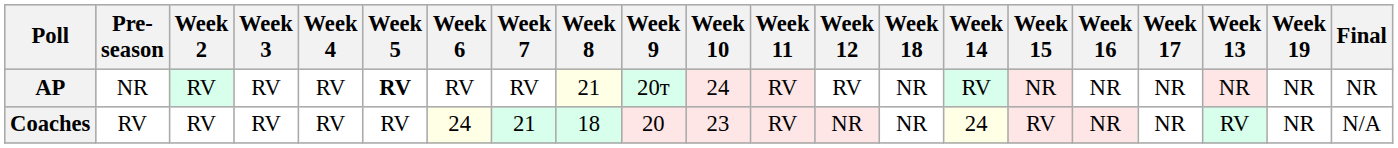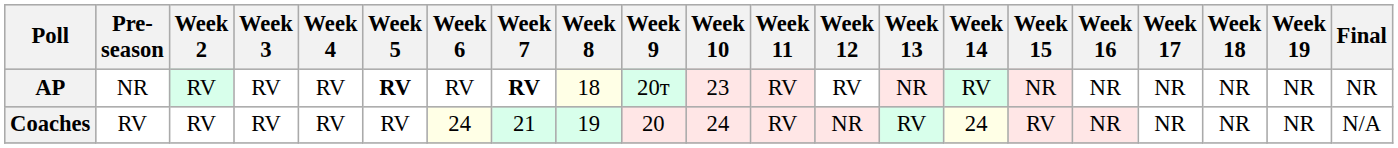columns swapped: (1234, 36) <-> (912, 36)
(524, 87) normal -> (524, 87) bold
(589, 87) 21 -> (589, 87) 18
(718, 87) 24 -> (718, 87) 23
(589, 124) 18 -> (589, 124) 19
(718, 124) 23 -> (718, 124) 24
